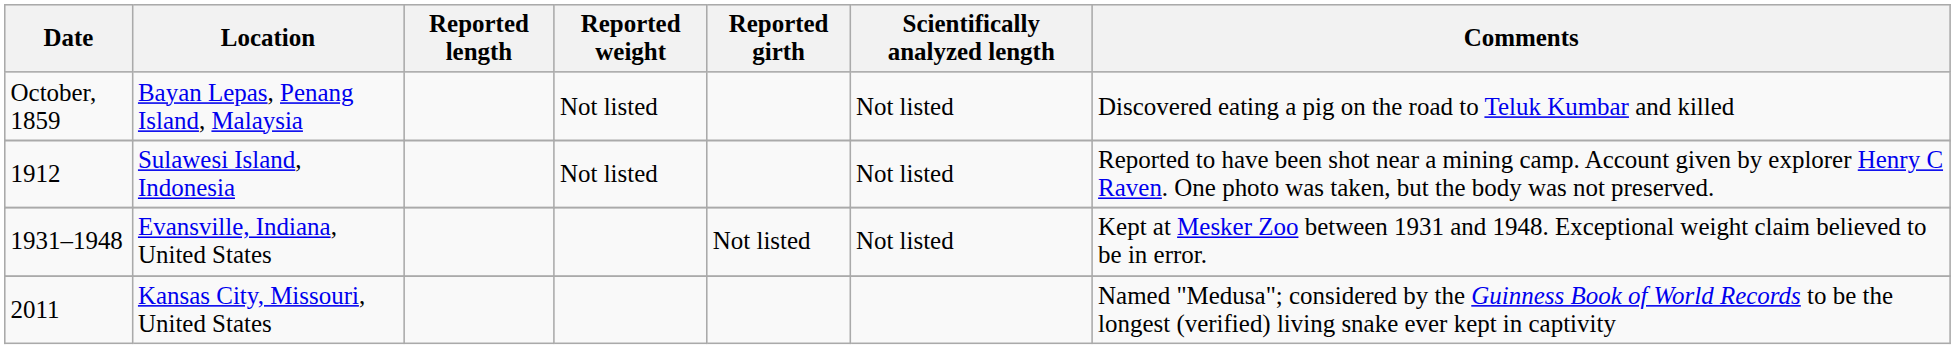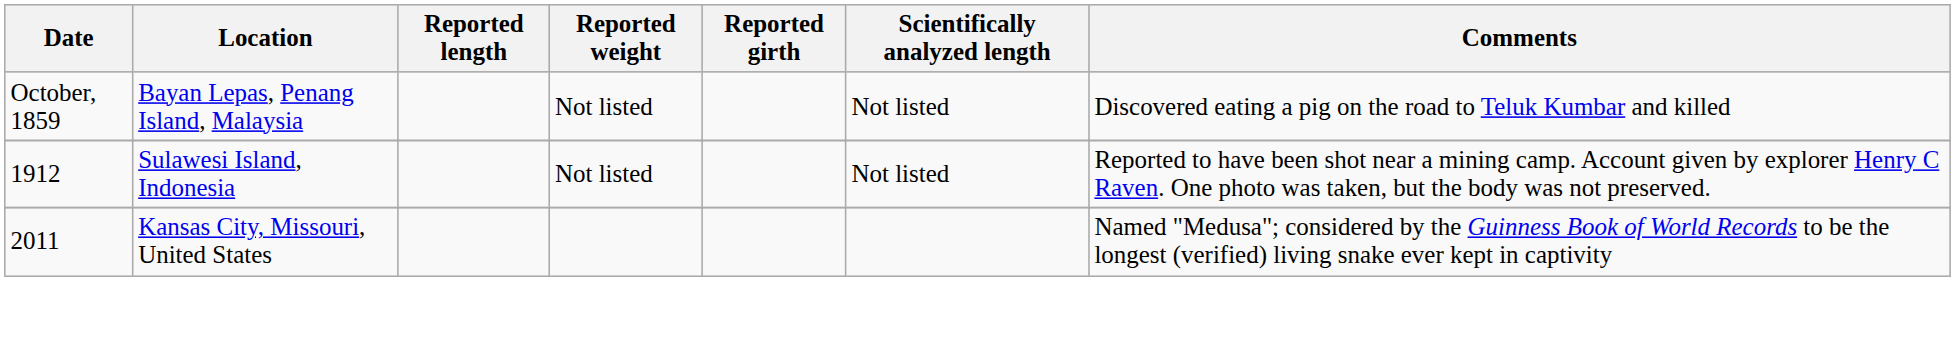- row: (237, 241)
